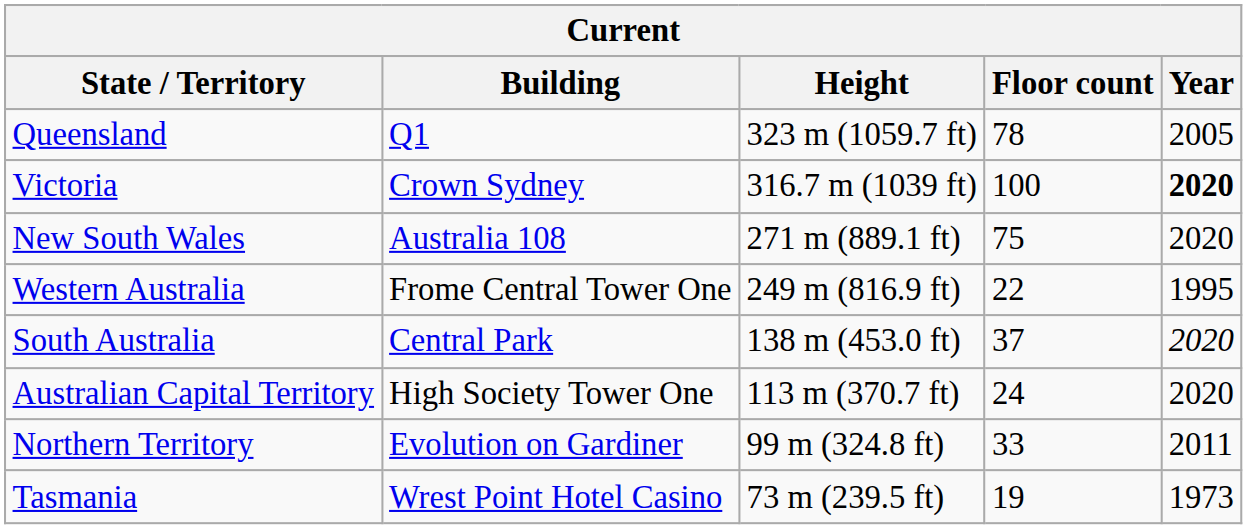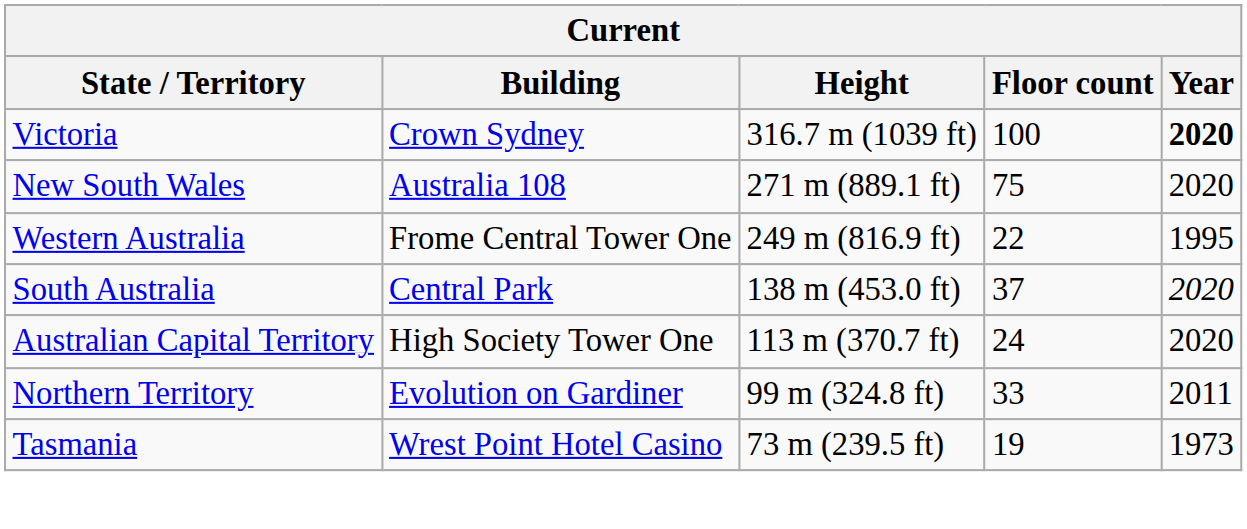- row: (90, 133)
